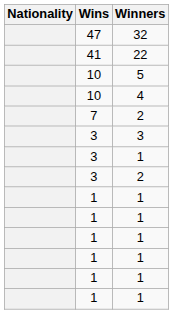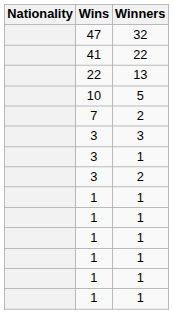+ row: (94, 75)
- row: (94, 95)
